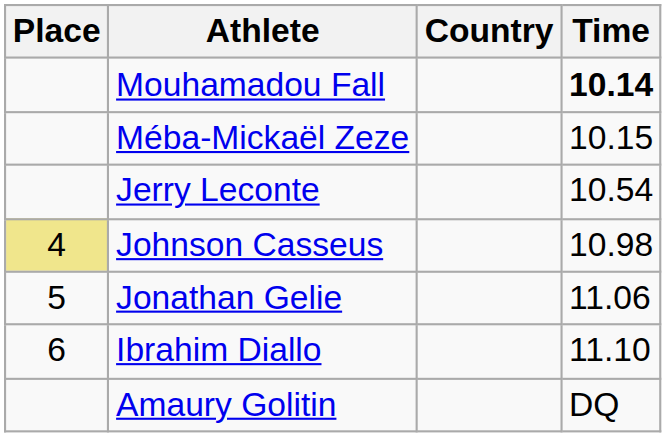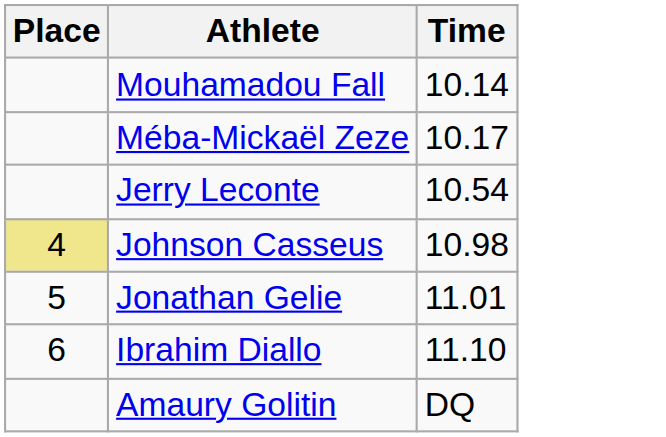- column: (489, 31)
(611, 84) bold -> (467, 84) normal
(611, 137) 10.15 -> (467, 137) 10.17
(610, 297) 11.06 -> (466, 297) 11.01
